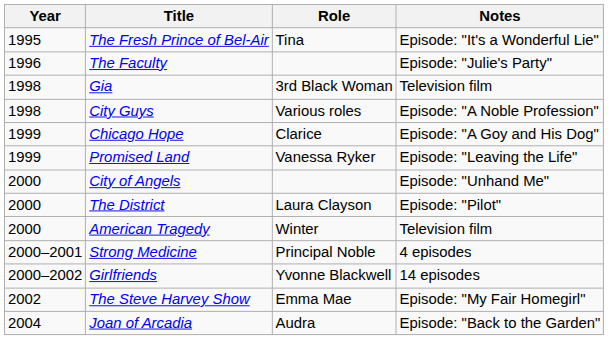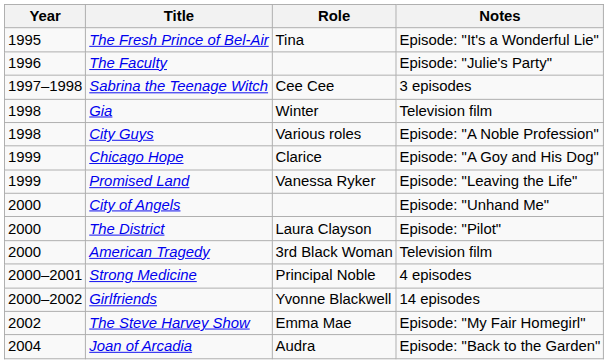+ row: (179, 87)
(334, 87) 3rd Black Woman -> (297, 110) Winter
(297, 228) Winter -> (334, 252) 3rd Black Woman
